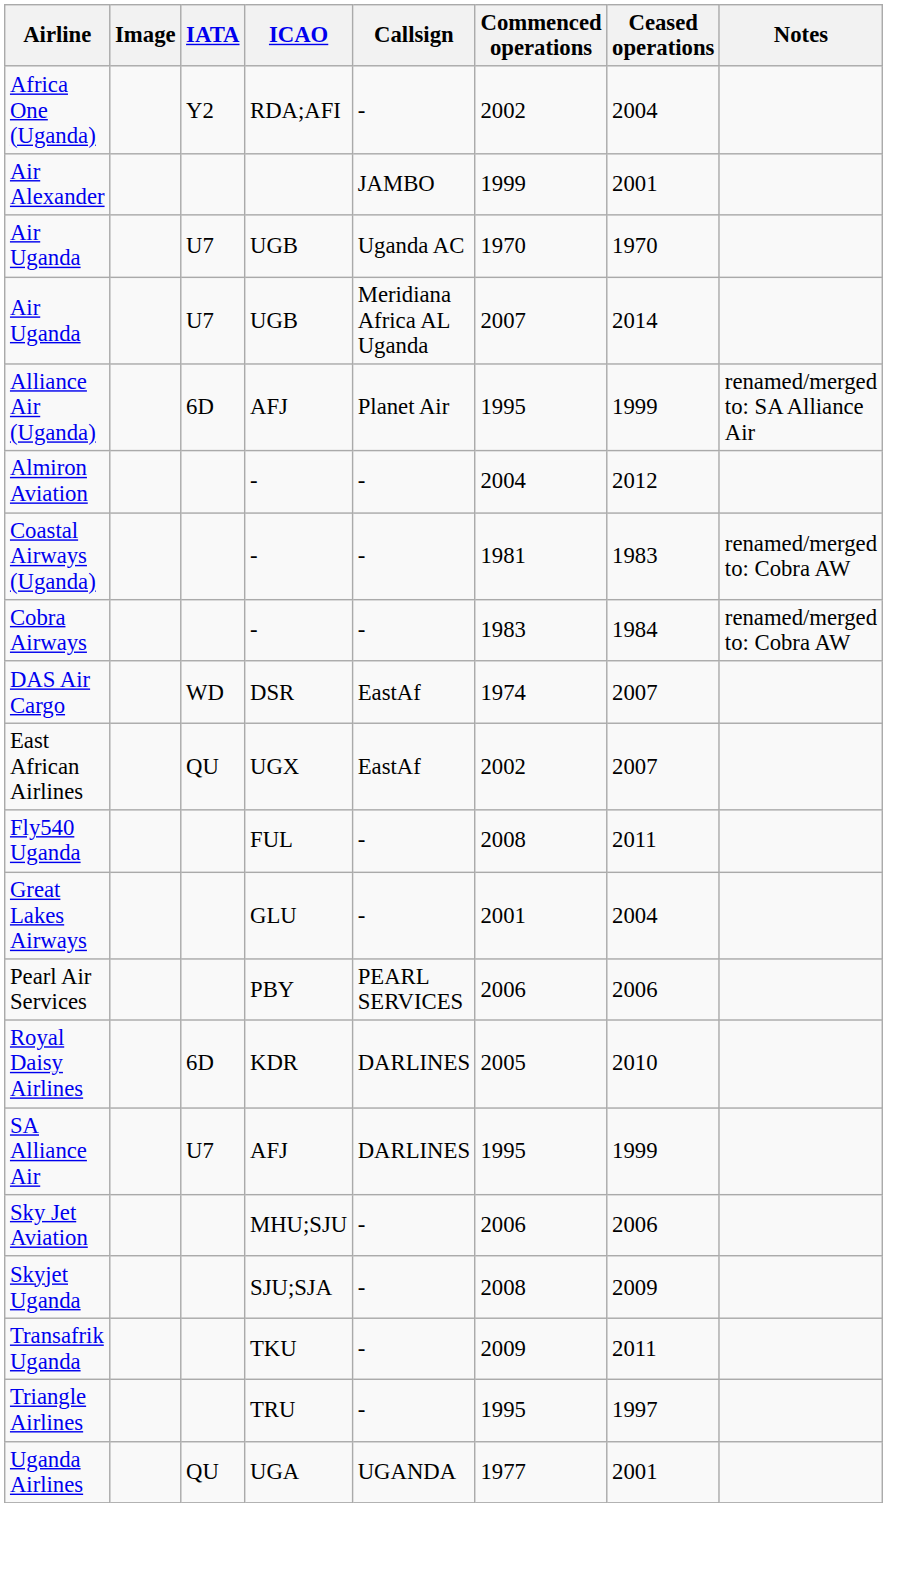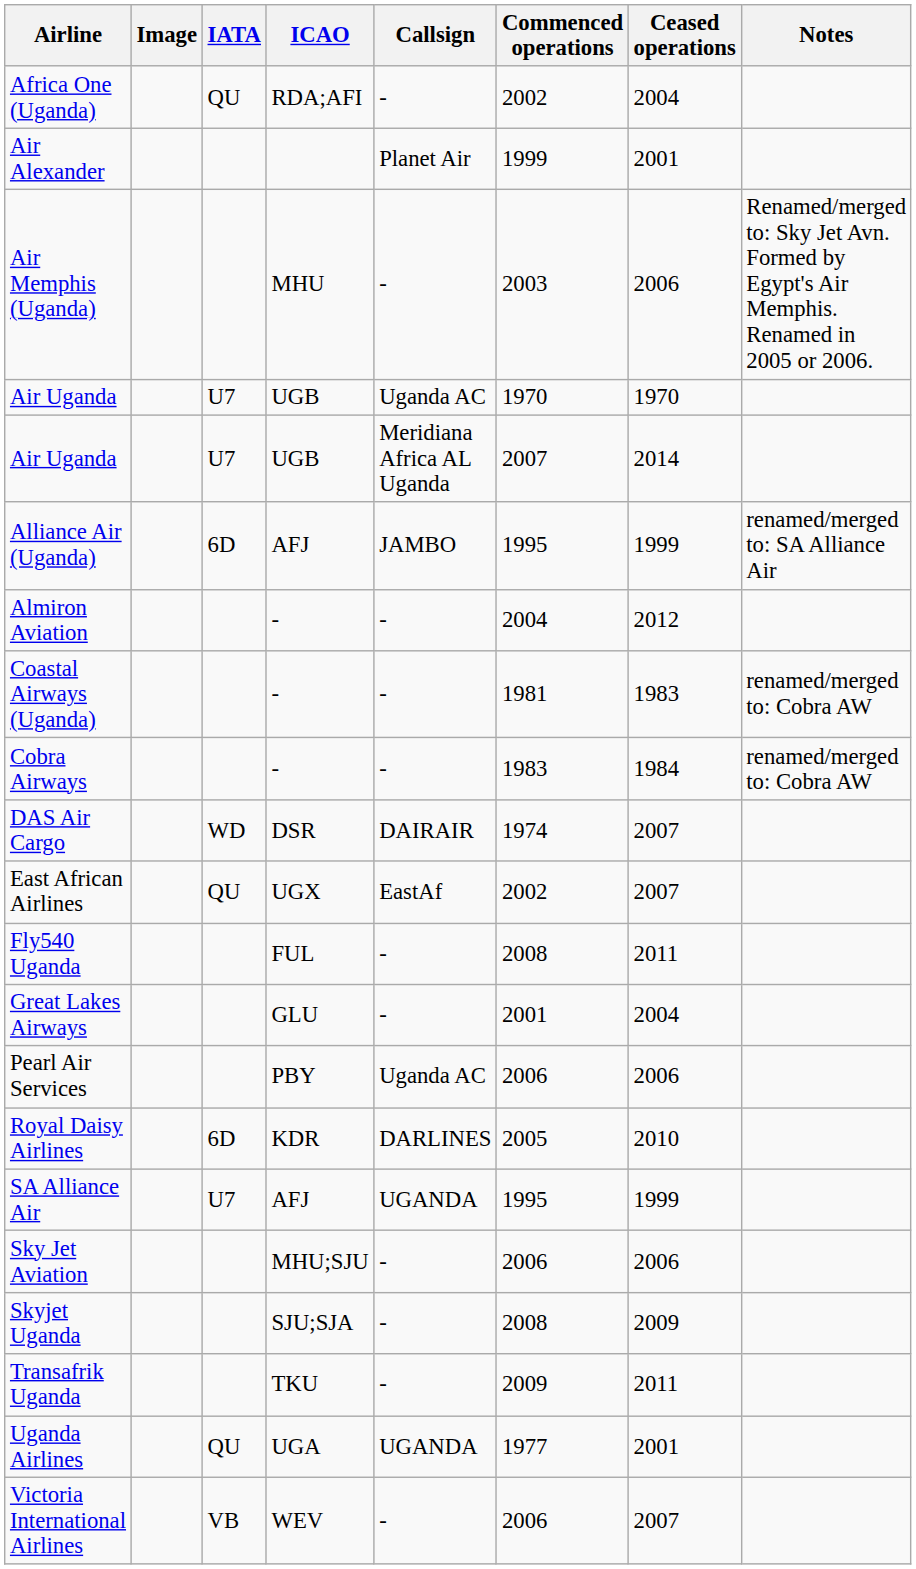(200, 109) Y2 -> (224, 96) QU
(396, 184) JAMBO -> (425, 158) Planet Air
+ row: (53, 283)
(403, 407) Planet Air -> (418, 545) JAMBO
(389, 691) EastAf -> (426, 830) DAIRAIR
(410, 989) PEARL SERVICES -> (432, 1076) Uganda AC
(414, 1150) DARLINES -> (428, 1199) UGANDA
- row: (48, 1410)
+ row: (68, 1520)
